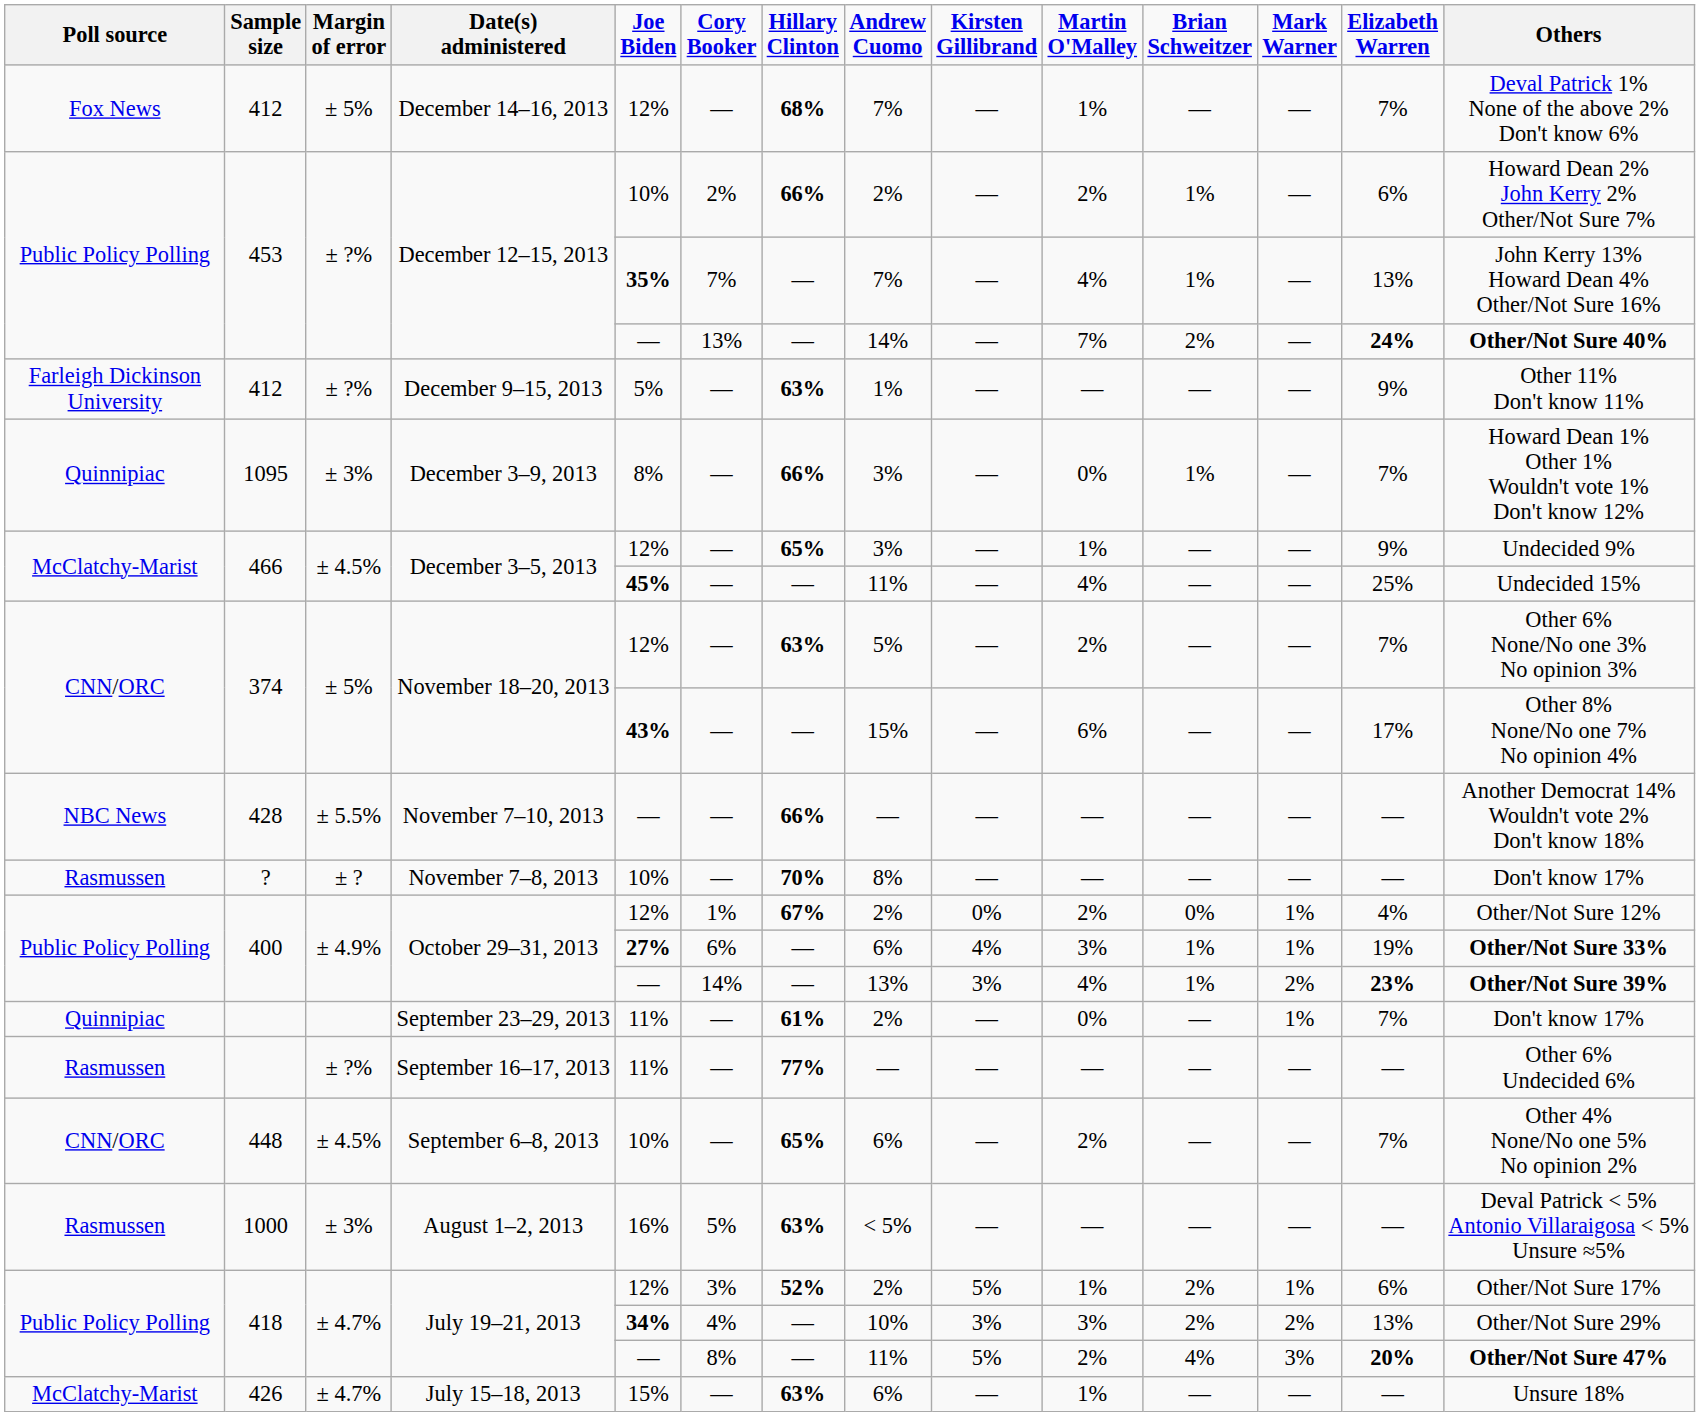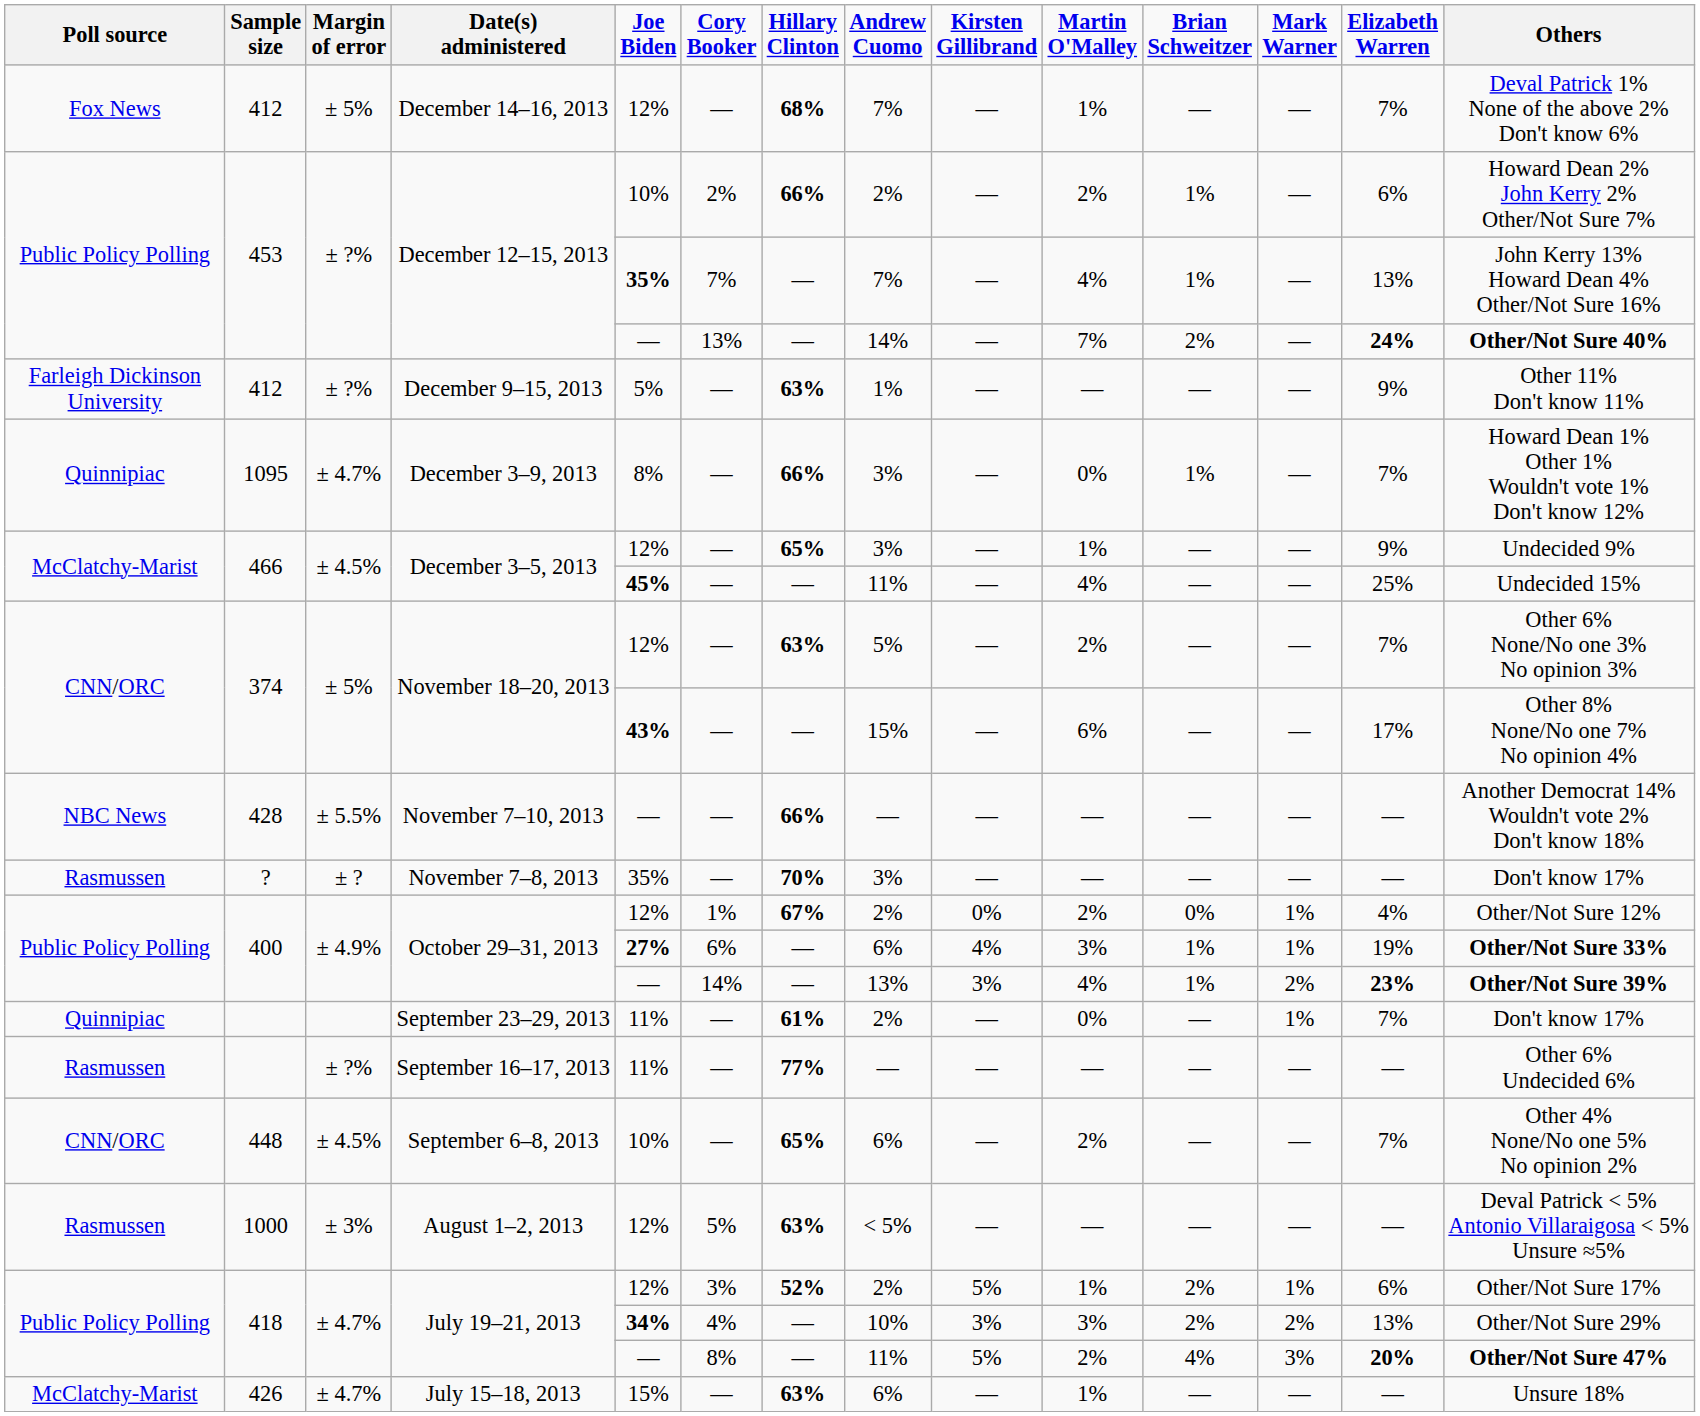(349, 474) ± 3% -> (349, 474) ± 4.7%
(648, 876) 10% -> (648, 876) 35%
(888, 876) 8% -> (888, 876) 3%
(648, 1226) 16% -> (648, 1226) 12%
